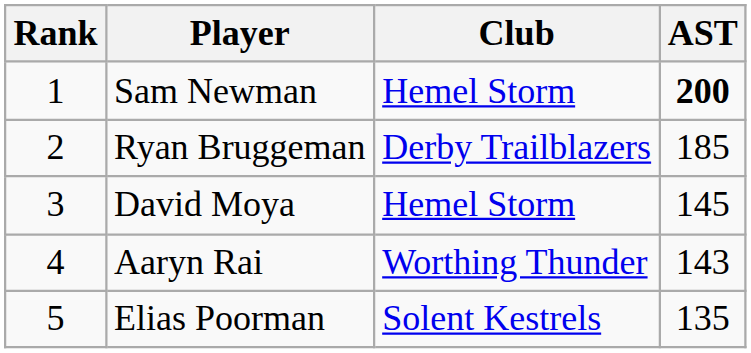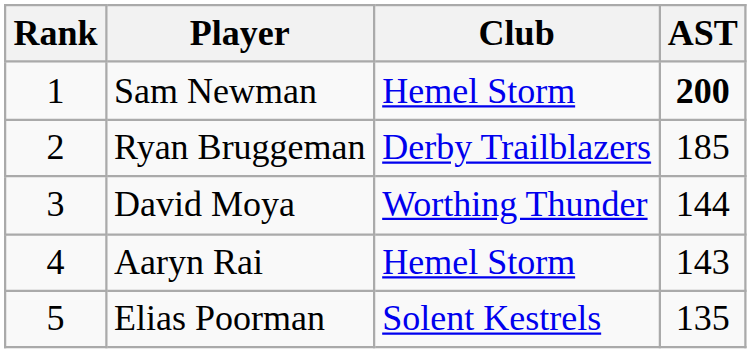(479, 204) Hemel Storm -> (515, 204) Worthing Thunder
(703, 204) 145 -> (703, 204) 144
(515, 261) Worthing Thunder -> (479, 261) Hemel Storm
